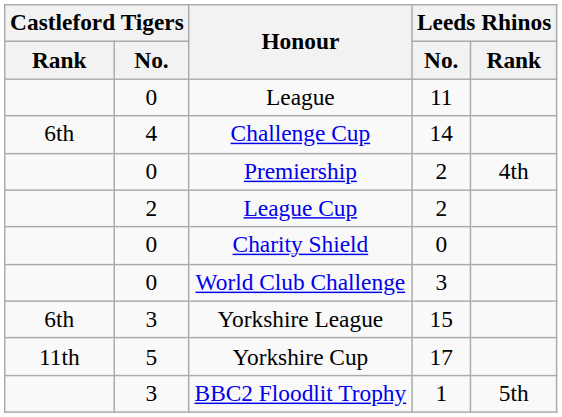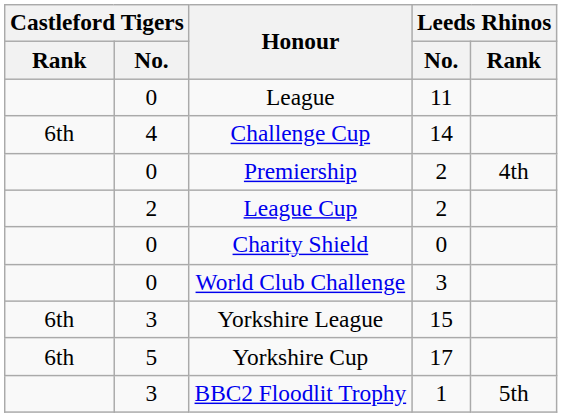(59, 356) 11th -> (59, 356) 6th
